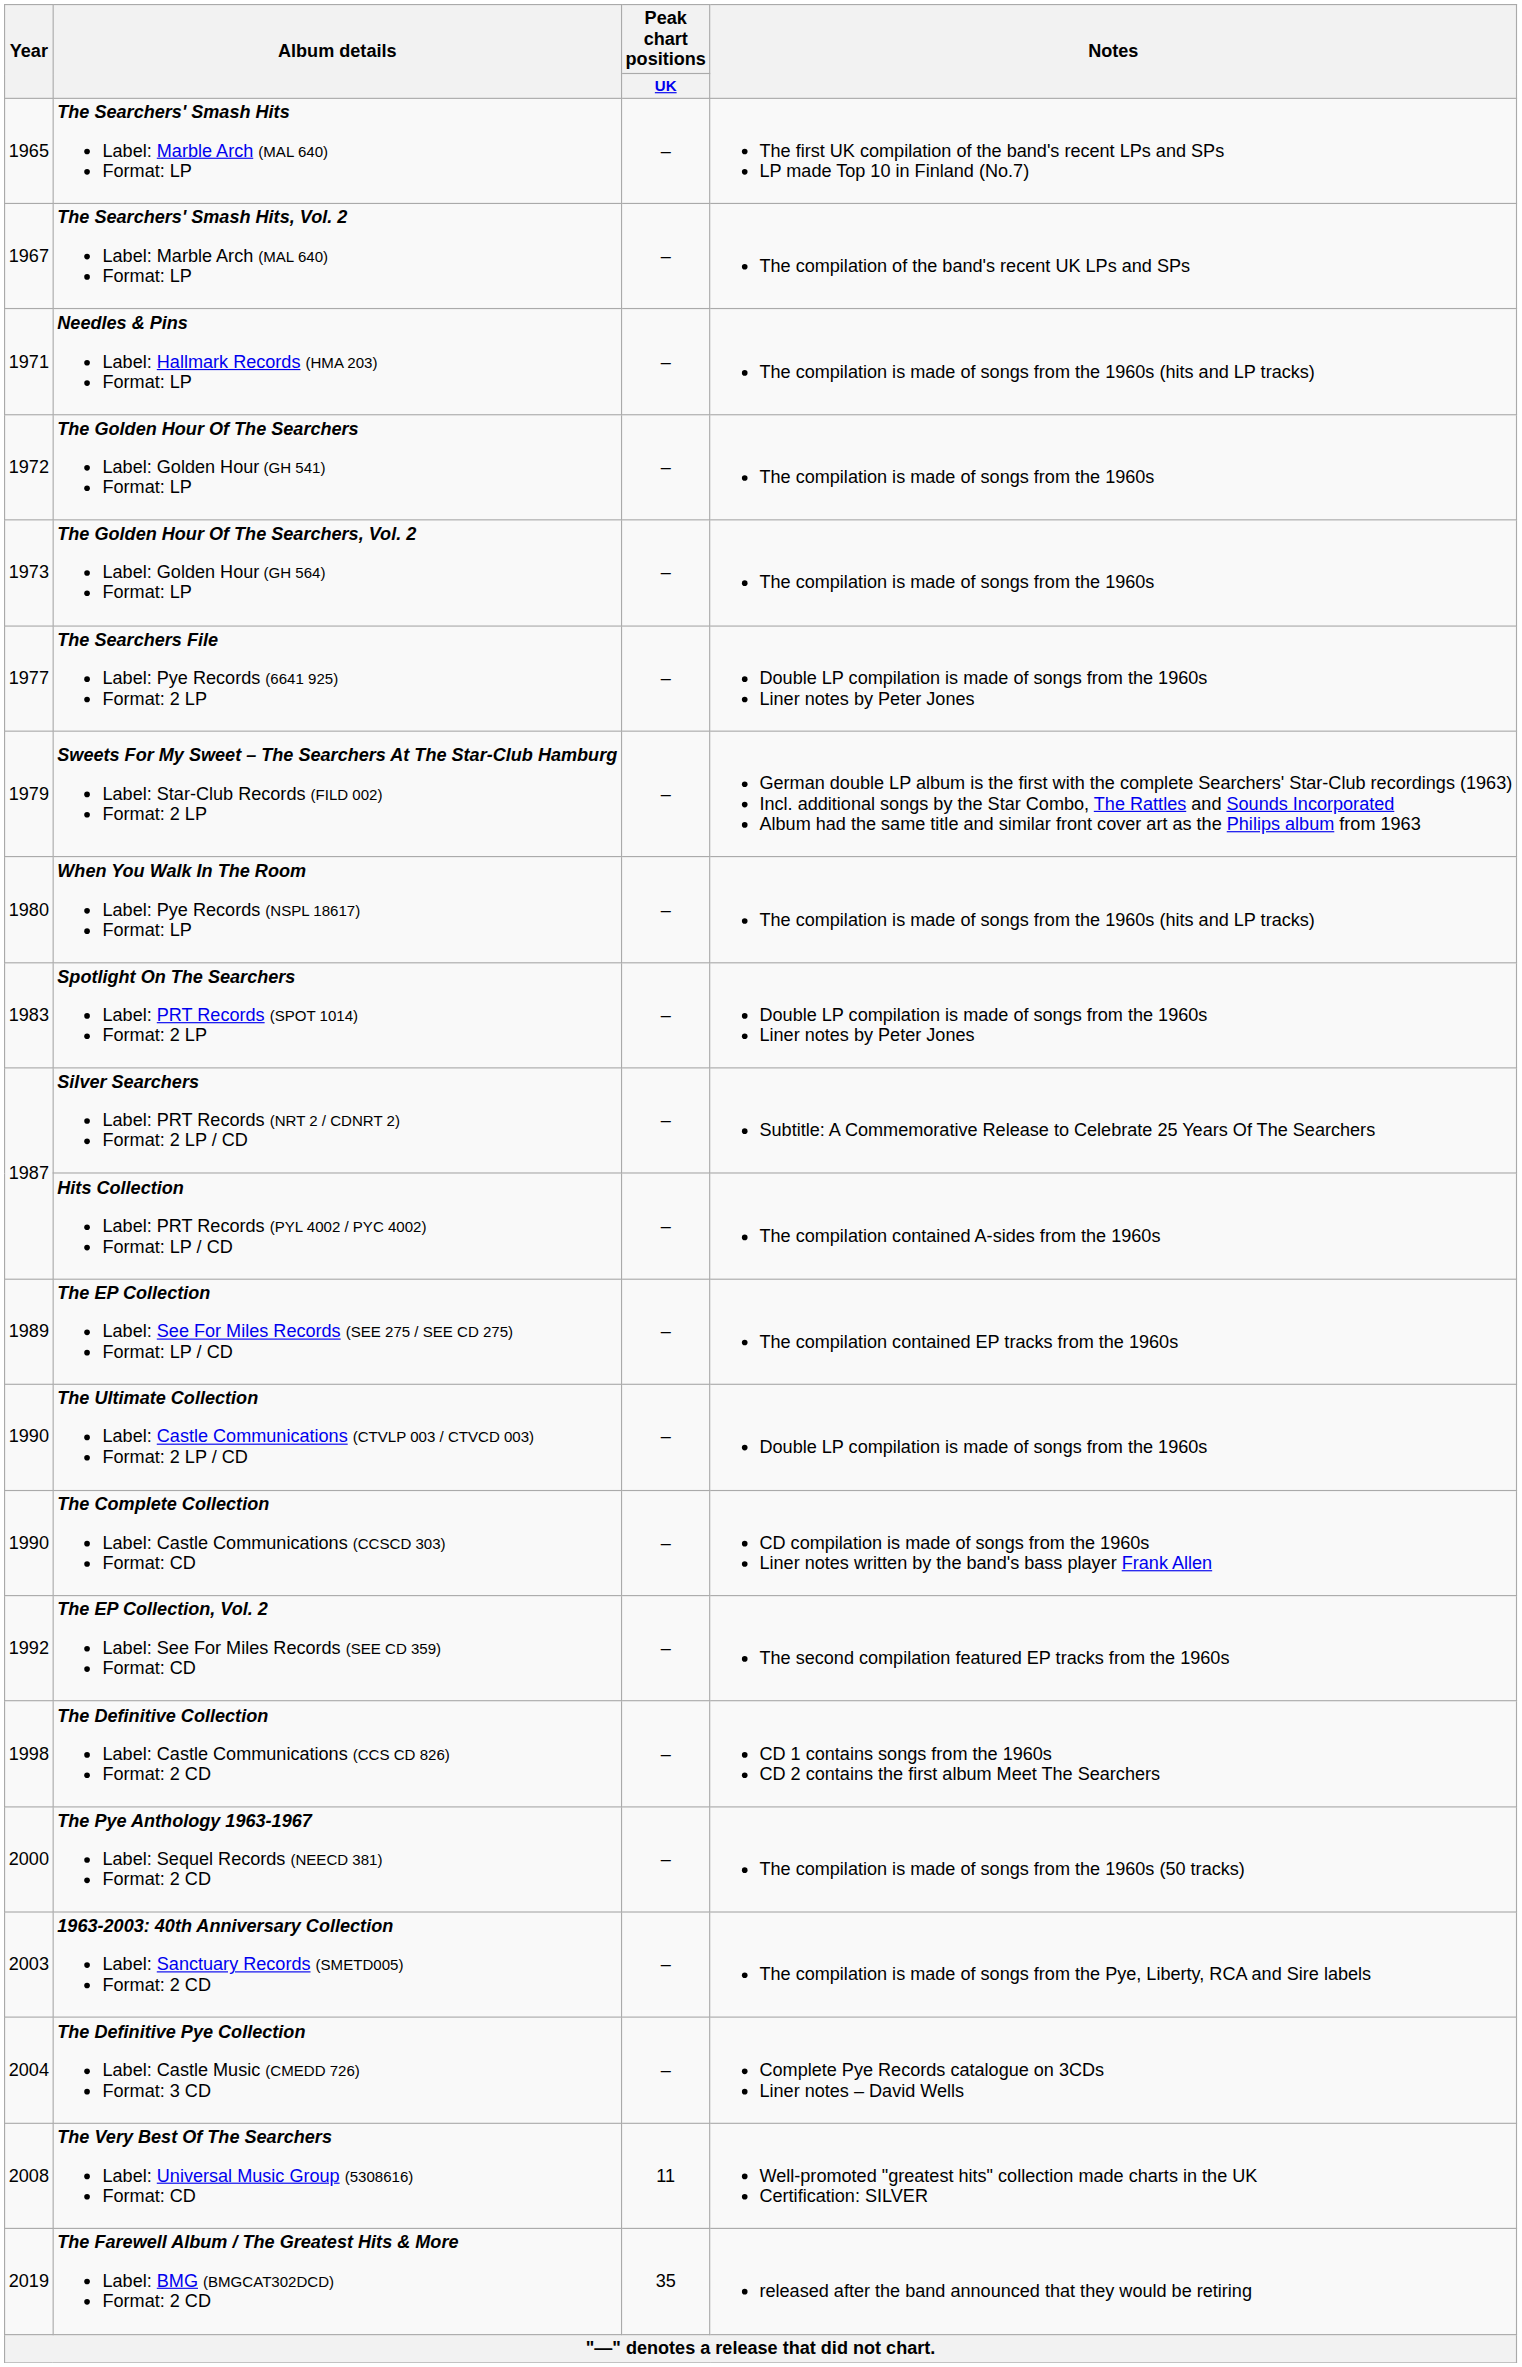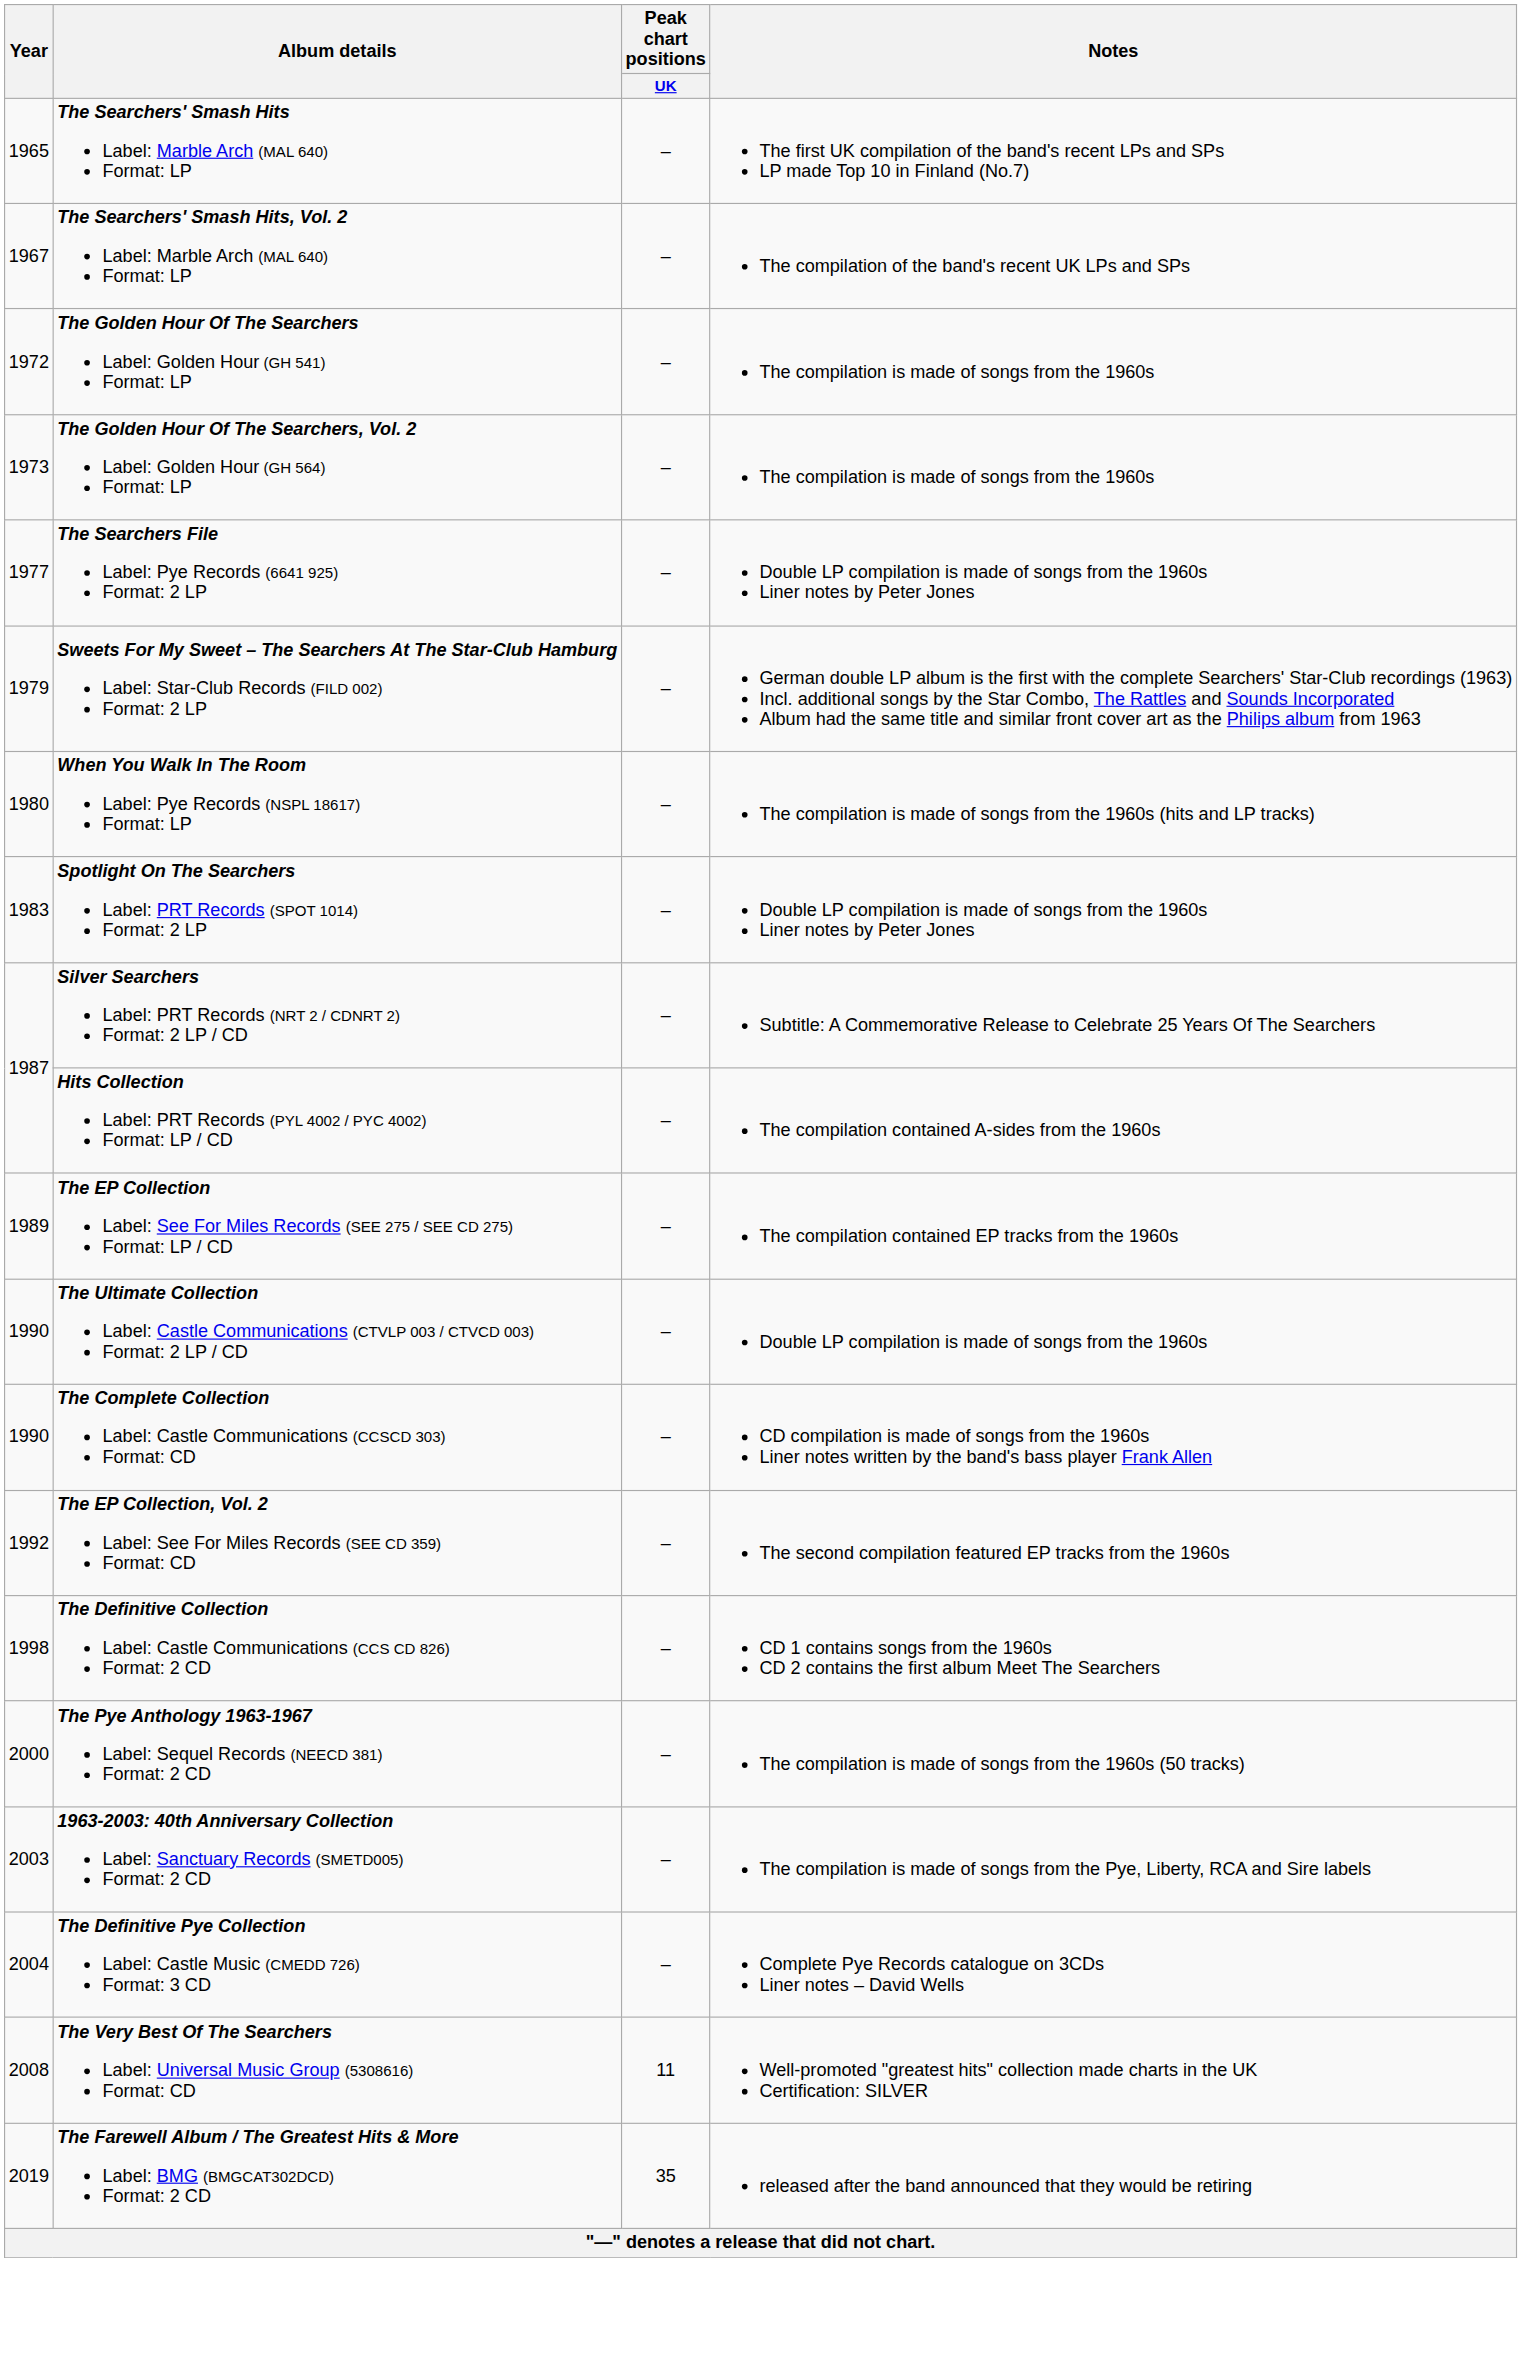- row: (337, 353)
